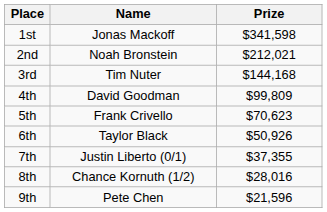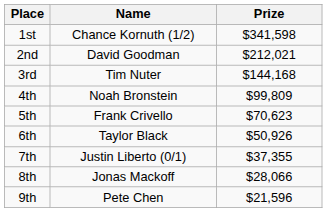(133, 34) Jonas Mackoff -> (133, 34) Chance Kornuth (1/2)
(133, 55) Noah Bronstein -> (133, 55) David Goodman
(133, 95) David Goodman -> (133, 95) Noah Bronstein
(133, 177) Chance Kornuth (1/2) -> (133, 177) Jonas Mackoff
(269, 177) $28,016 -> (269, 177) $28,066
